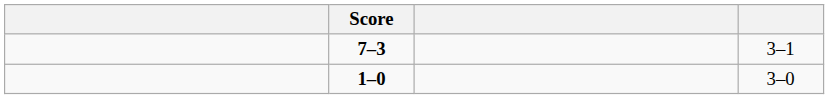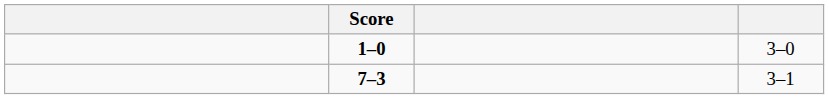rows swapped: (371, 49) <-> (371, 78)
